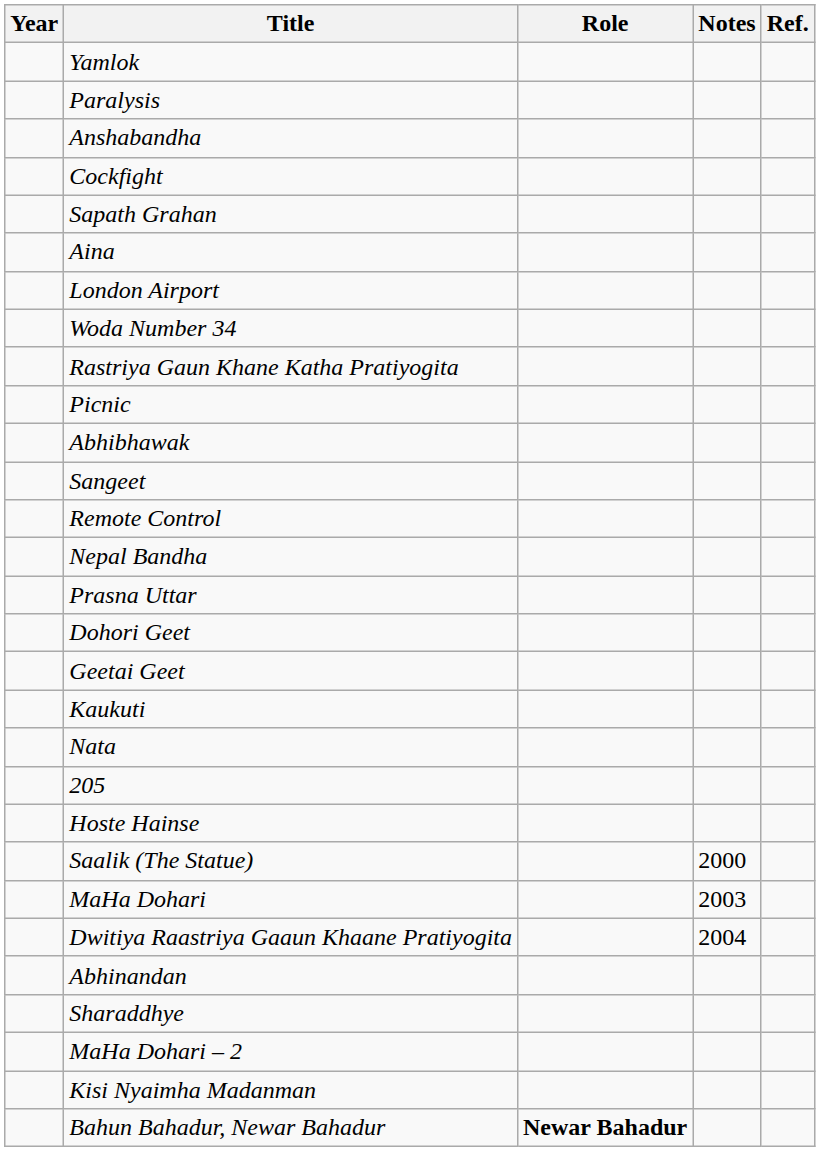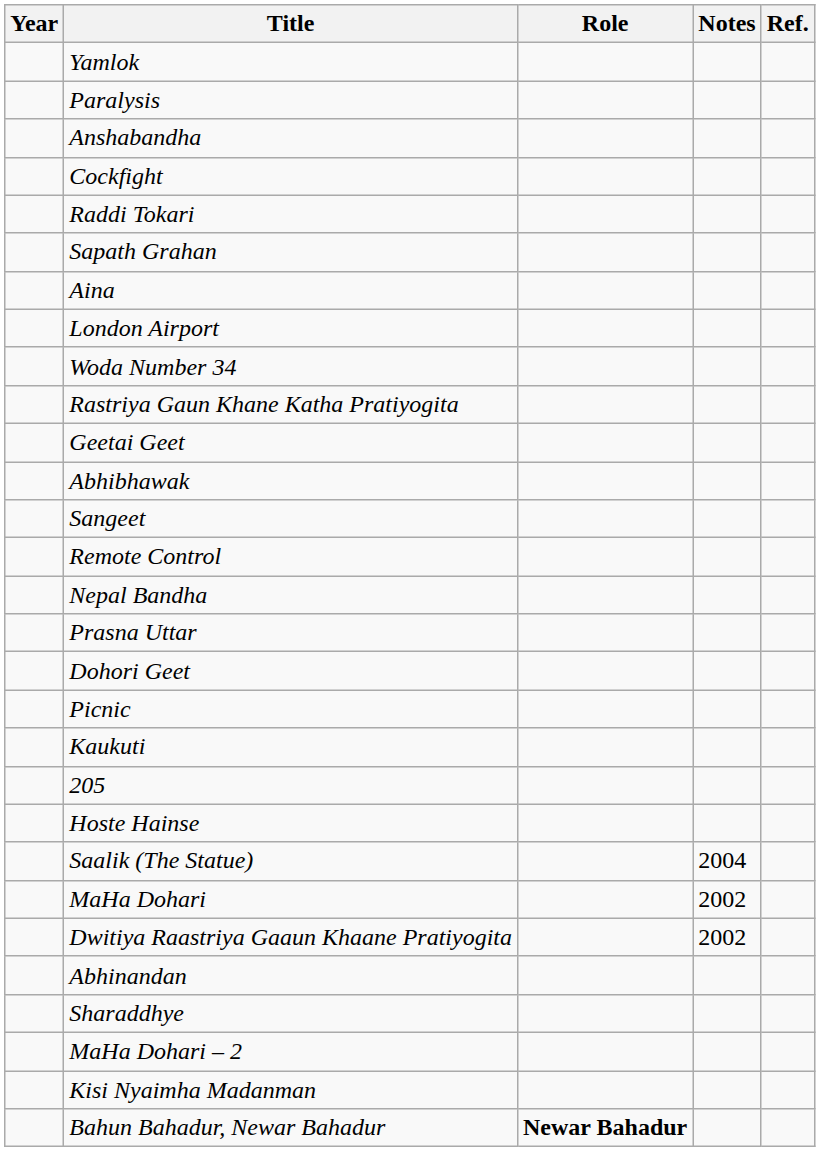+ row: (132, 213)
rows swapped: (100, 404) <-> (127, 670)
- row: (93, 746)
(722, 860) 2000 -> (722, 860) 2004
(722, 898) 2003 -> (722, 898) 2002
(722, 937) 2004 -> (722, 937) 2002
